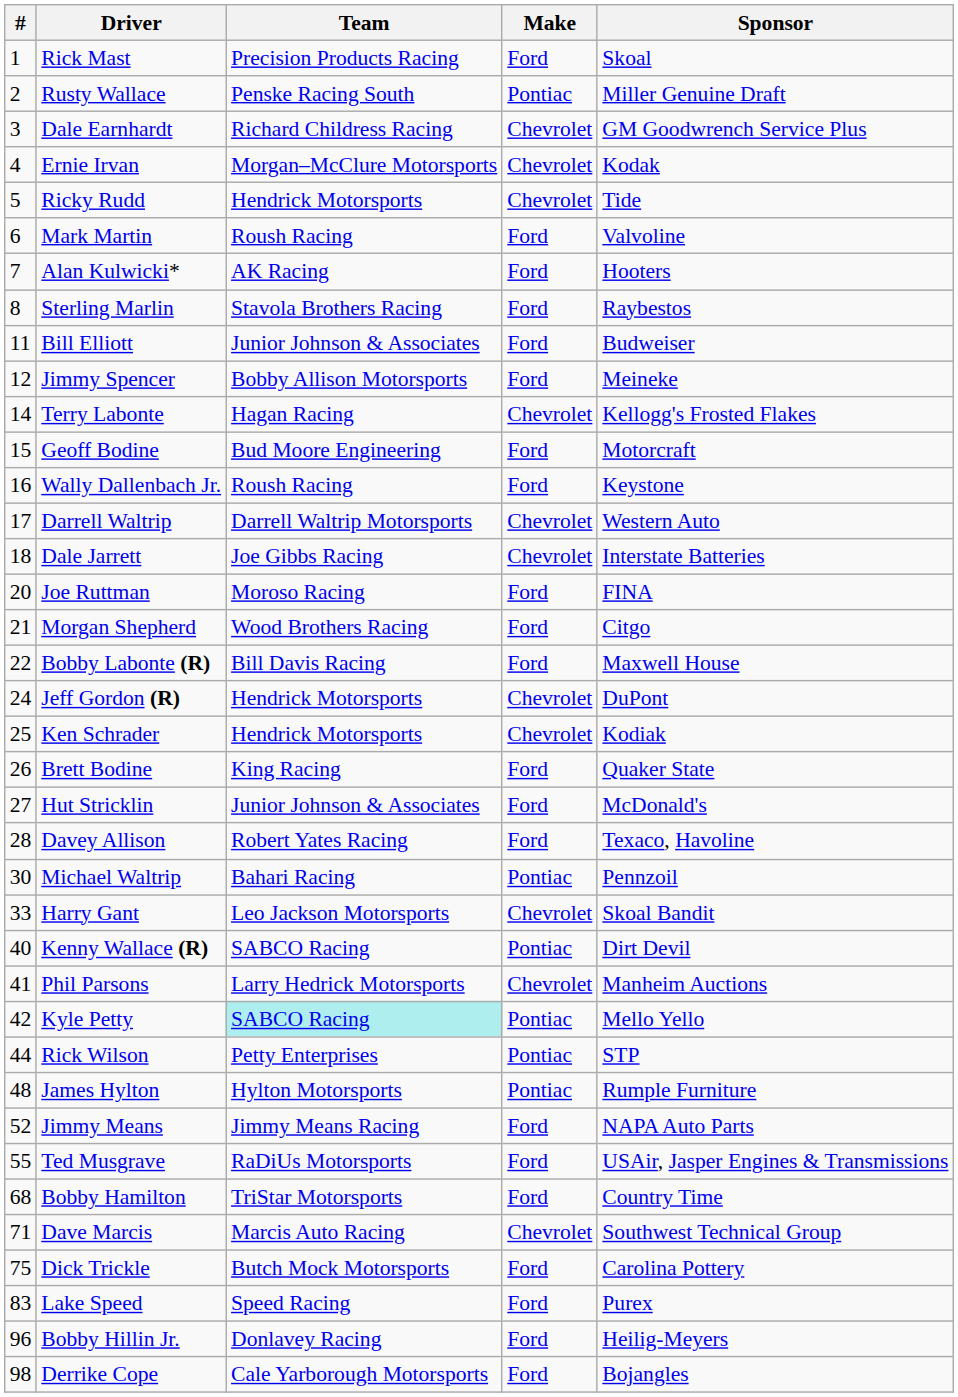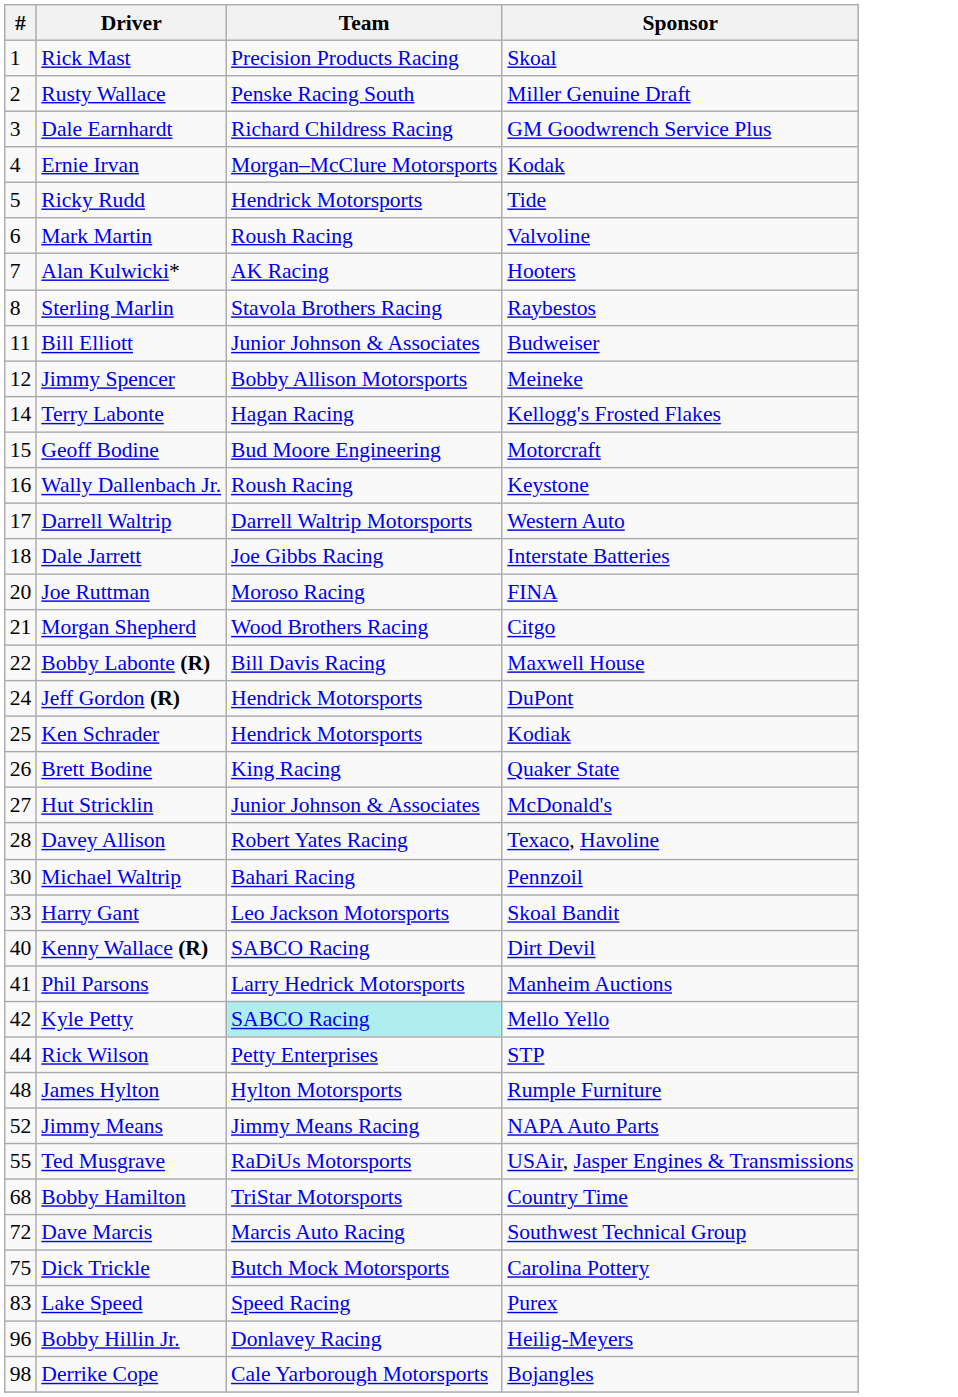- column: (550, 22)
(21, 1232) 71 -> (21, 1232) 72
